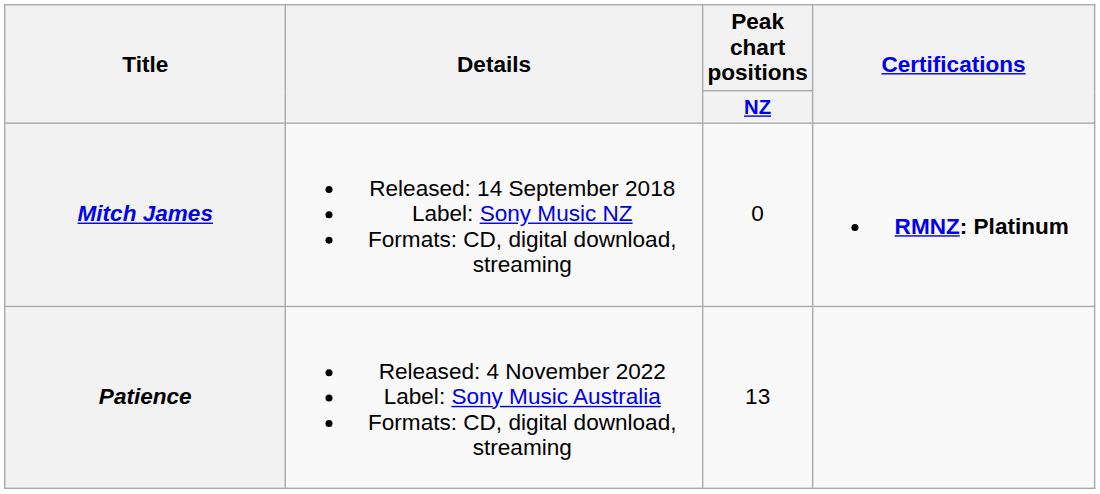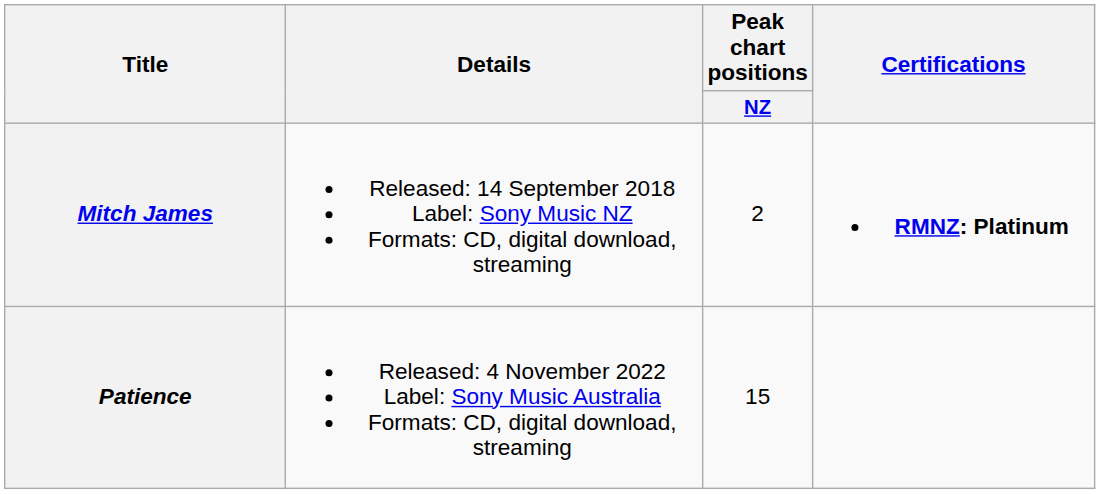(758, 214) 0 -> (758, 214) 2
(758, 396) 13 -> (758, 396) 15
